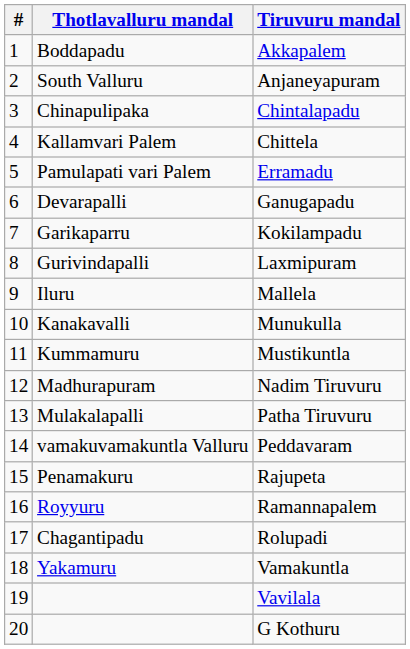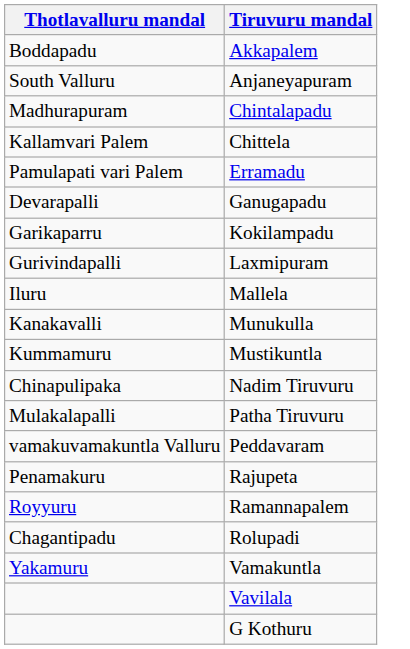- column: (19, 19)
(93, 111) Chinapulipaka -> (68, 111) Madhurapuram
(96, 385) Madhurapuram -> (65, 385) Chinapulipaka
